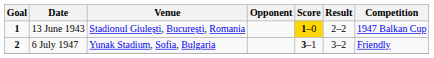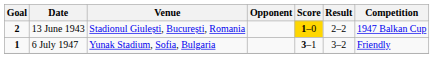(17, 29) 1 -> (17, 29) 2
(17, 45) 2 -> (17, 45) 1
